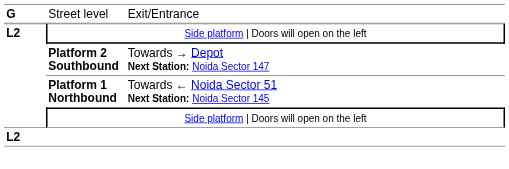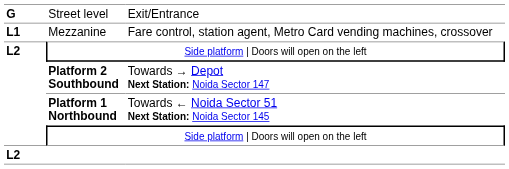+ row: (77, 32)
